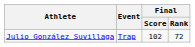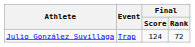(155, 35) 102 -> (155, 35) 124
